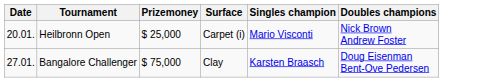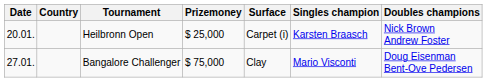+ column: (59, 12)
(281, 34) Mario Visconti -> (330, 34) Karsten Braasch
(287, 62) Karsten Braasch -> (325, 62) Mario Visconti
